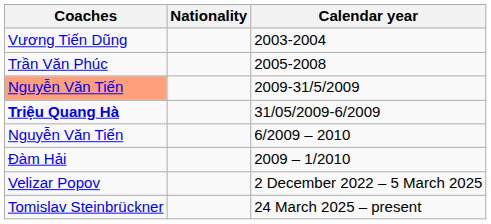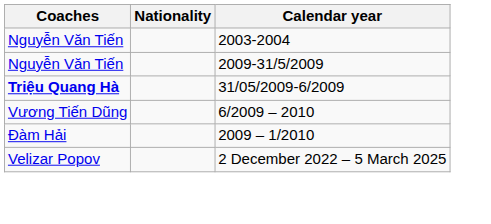(68, 40) Vương Tiến Dũng -> (66, 40) Nguyễn Văn Tiến
- row: (290, 64)
(66, 87) lightsalmon background -> (66, 64) no background
(66, 135) Nguyễn Văn Tiến -> (68, 111) Vương Tiến Dũng
- row: (338, 207)
